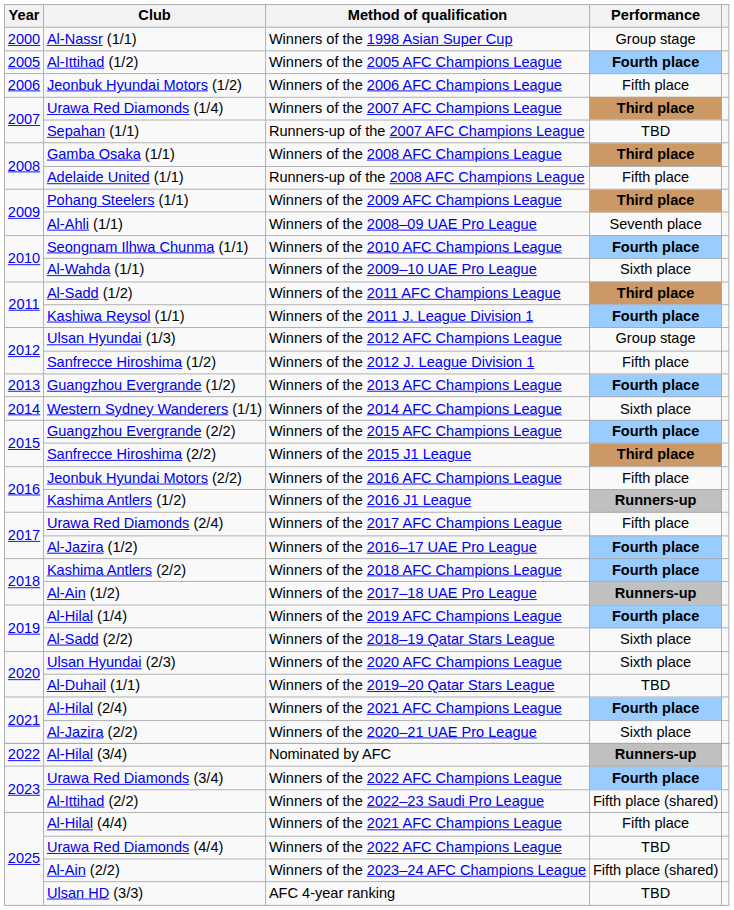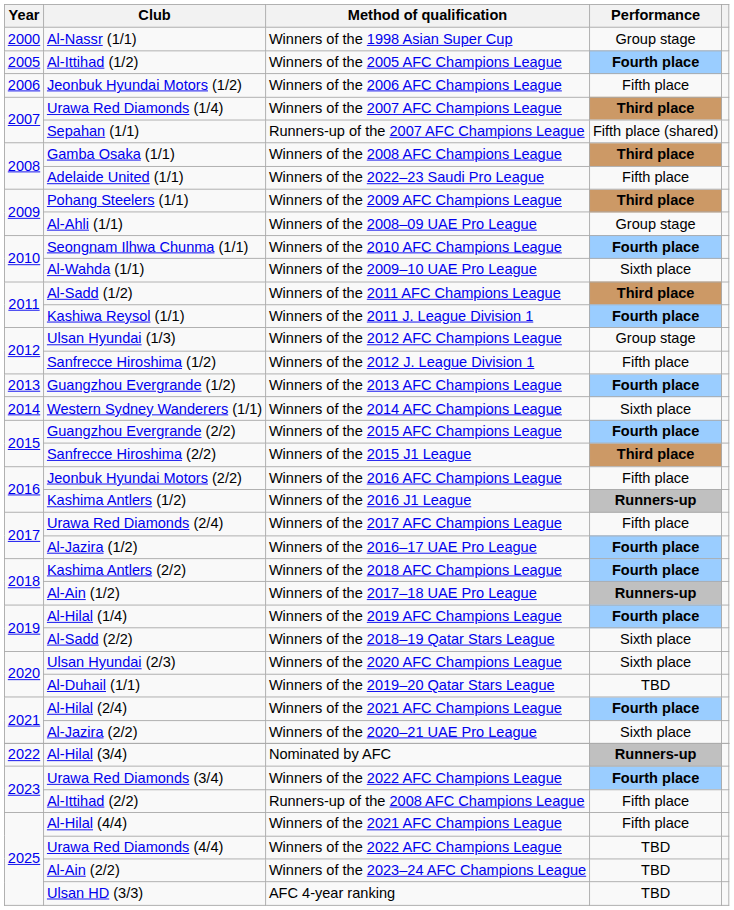(656, 131) TBD -> (656, 131) Fifth place (shared)
(427, 177) Runners-up of the 2008 AFC Champions League -> (406, 177) Winners of the 2022–23 Saudi Pro League
(656, 223) Seventh place -> (656, 223) Group stage
(406, 801) Winners of the 2022–23 Saudi Pro League -> (427, 801) Runners-up of the 2008 AFC Champions League
(656, 801) Fifth place (shared) -> (656, 801) Fifth place
(656, 870) Fifth place (shared) -> (656, 870) TBD
